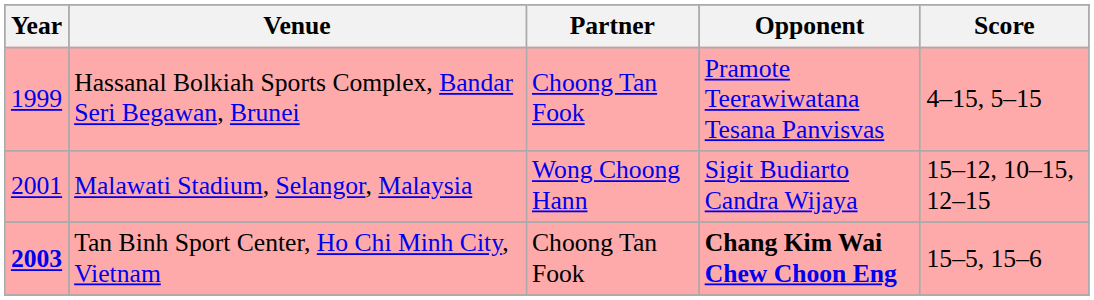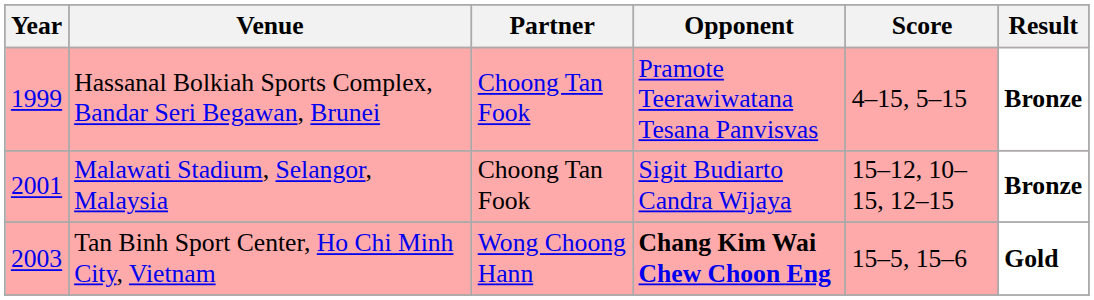+ column: (1043, 26)
(606, 186) Wong Choong Hann -> (540, 186) Choong Tan Fook
(37, 258) bold -> (37, 258) normal
(595, 258) Choong Tan Fook -> (552, 258) Wong Choong Hann
